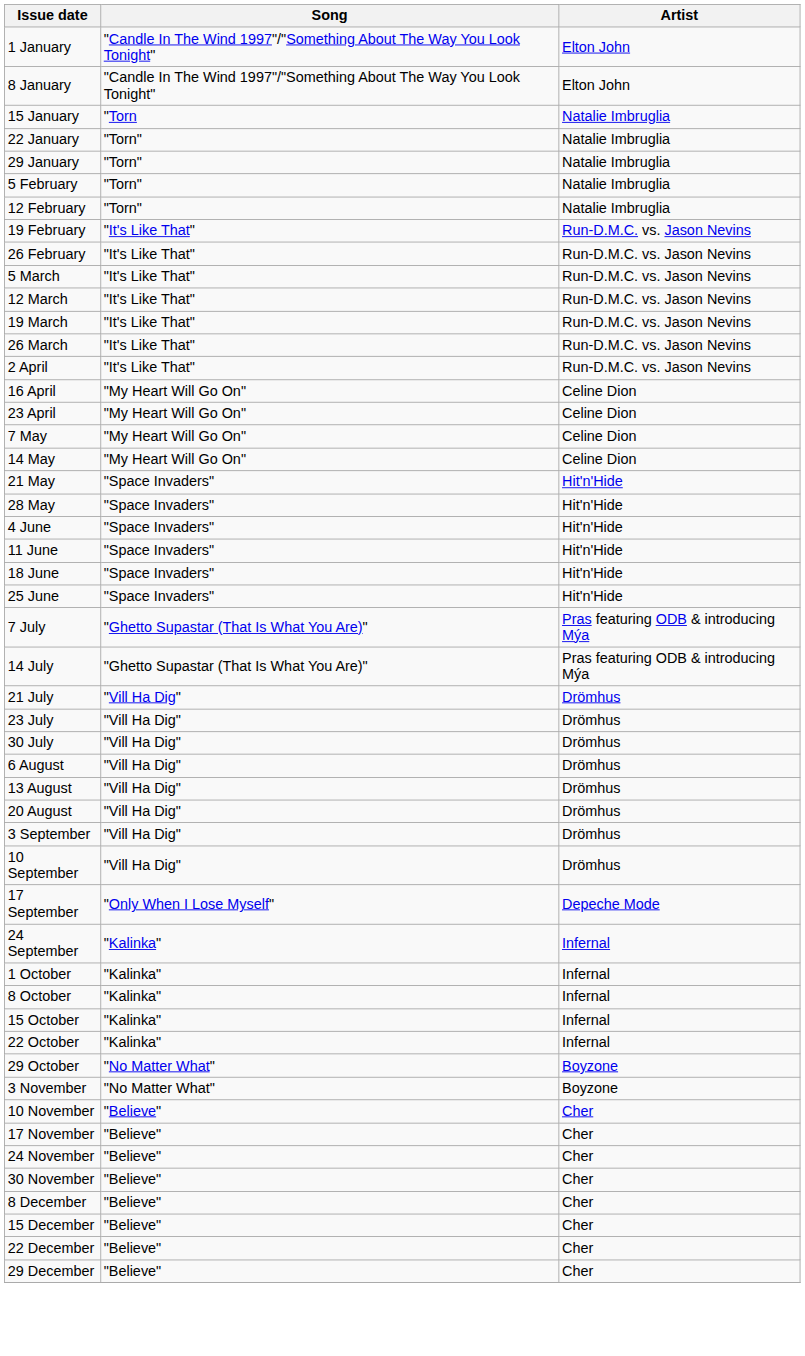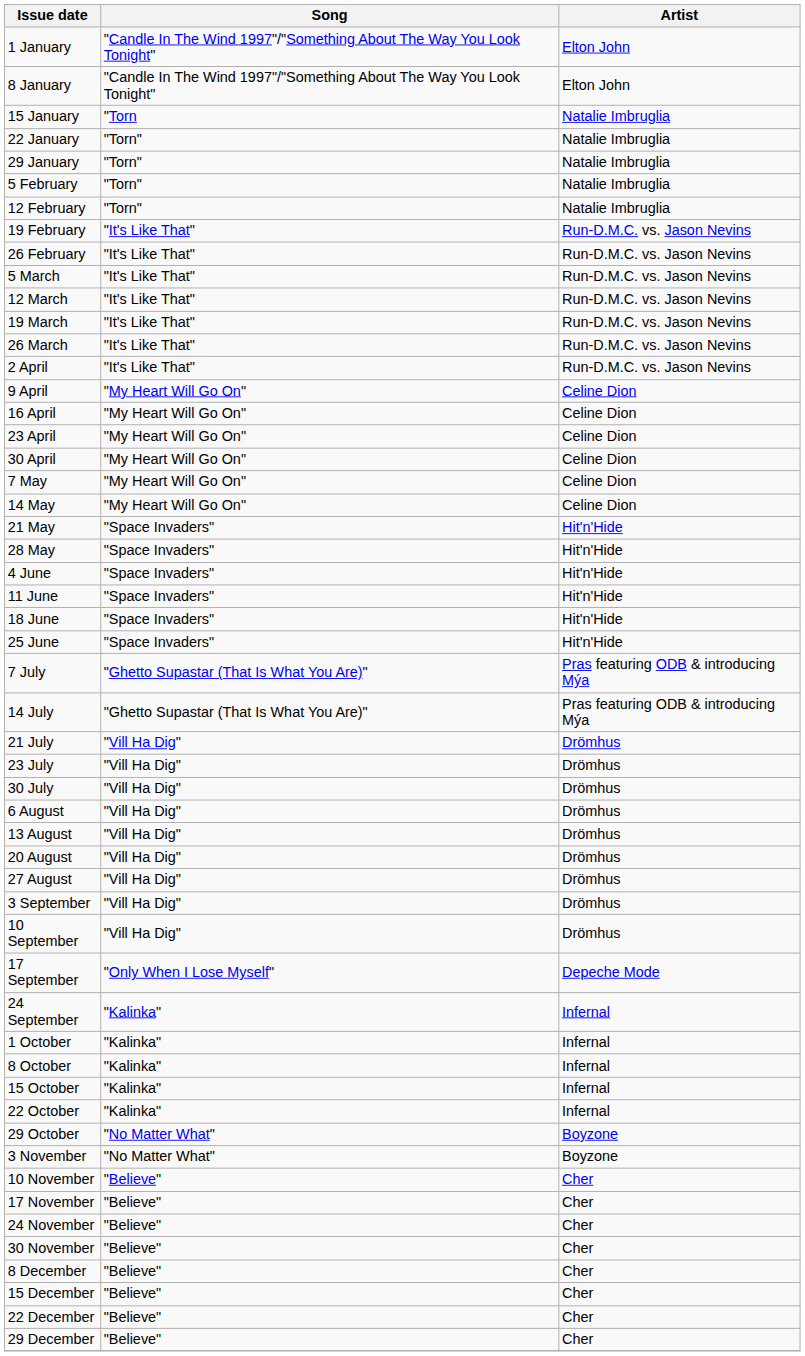+ row: (28, 390)
+ row: (32, 459)
+ row: (40, 880)
